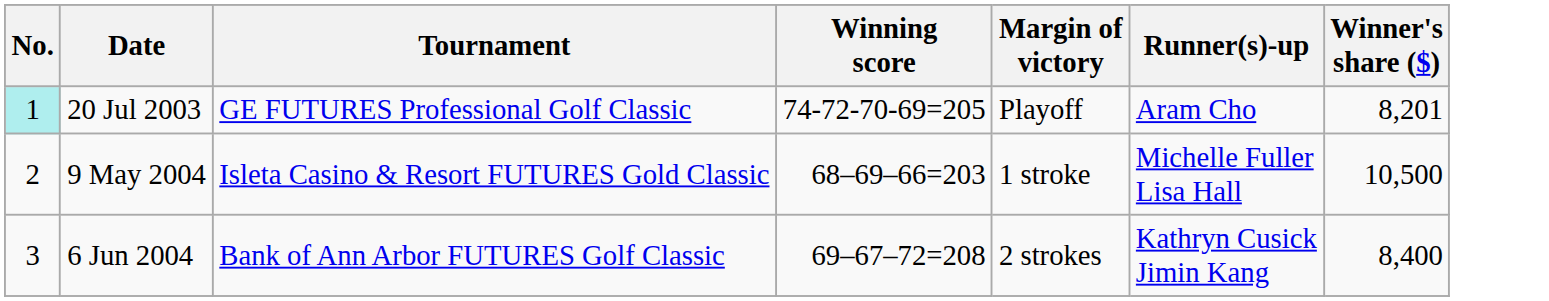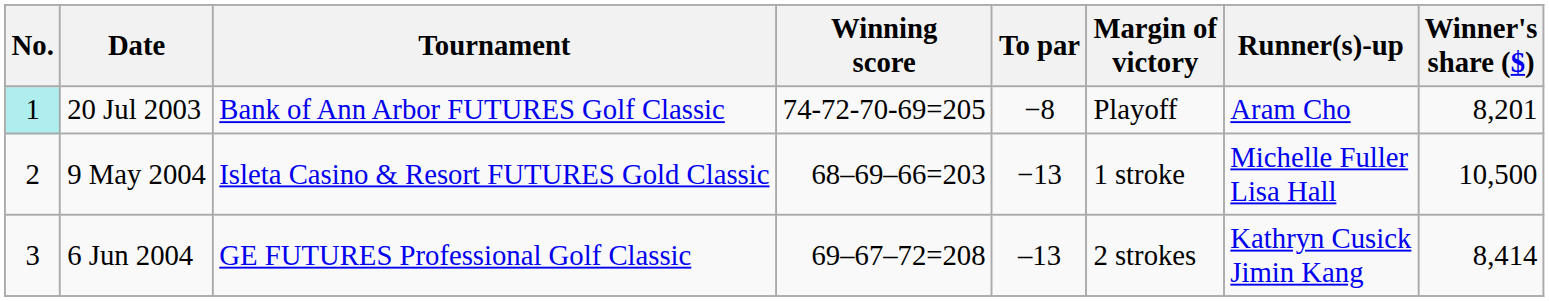+ column: (1039, 45)
(455, 109) GE FUTURES Professional Golf Classic -> (472, 109) Bank of Ann Arbor FUTURES Golf Classic
(472, 255) Bank of Ann Arbor FUTURES Golf Classic -> (455, 255) GE FUTURES Professional Golf Classic
(1411, 255) 8,400 -> (1505, 255) 8,414
